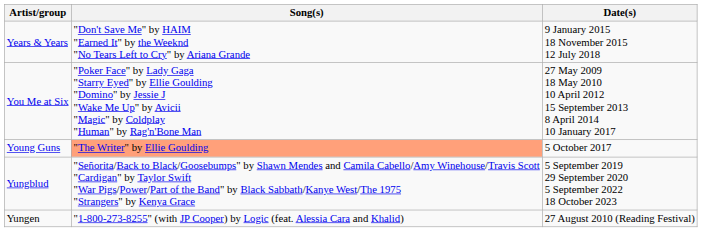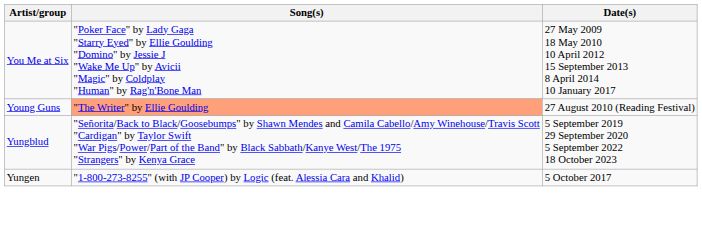- row: (37, 42)
(578, 148) 5 October 2017 -> (620, 107) 27 August 2010 (Reading Festival)
(620, 218) 27 August 2010 (Reading Festival) -> (578, 177) 5 October 2017
